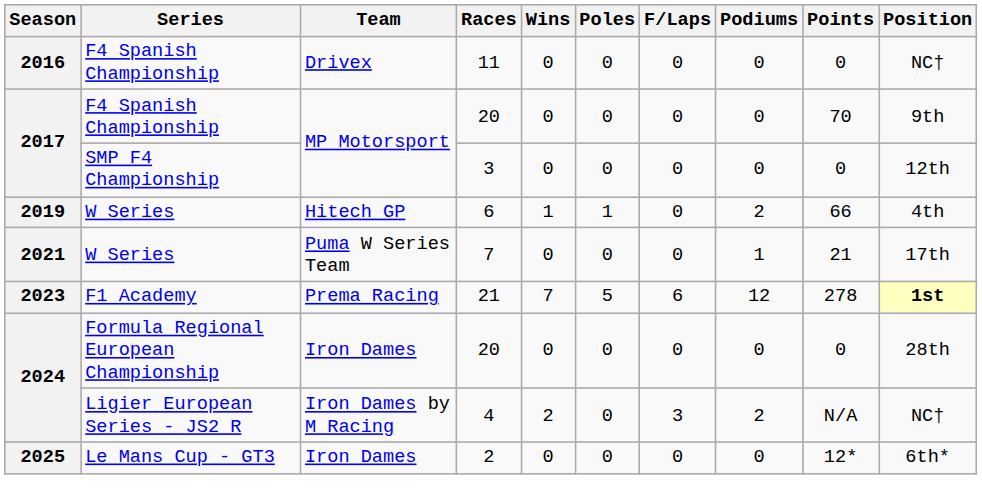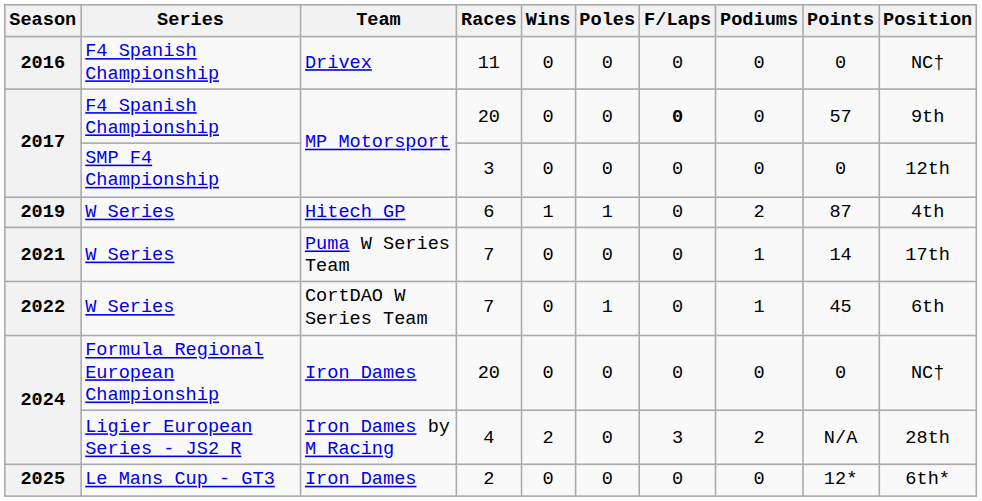(678, 116) normal -> (678, 116) bold
(841, 116) 70 -> (841, 116) 57
(841, 212) 66 -> (841, 212) 87
(841, 254) 21 -> (841, 254) 14
+ row: (43, 308)
- row: (43, 297)
(928, 350) 28th -> (928, 372) NC†
(928, 415) NC† -> (928, 437) 28th
